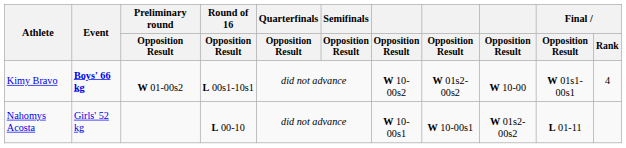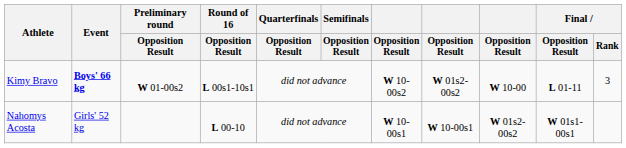(565, 87) W 01s1-00s1 -> (565, 87) L 01-11
(607, 81) 4 -> (607, 81) 3
(565, 128) L 01-11 -> (565, 128) W 01s1-00s1
